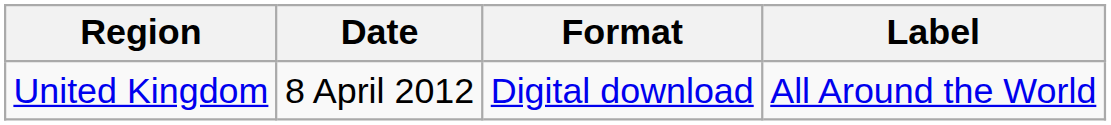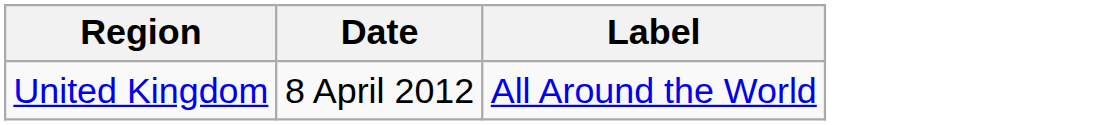- column: (622, 32)
